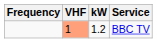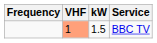(98, 29) 1.2 -> (98, 29) 1.5
